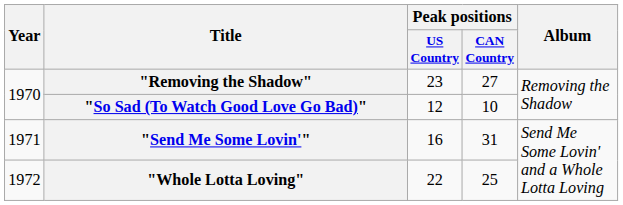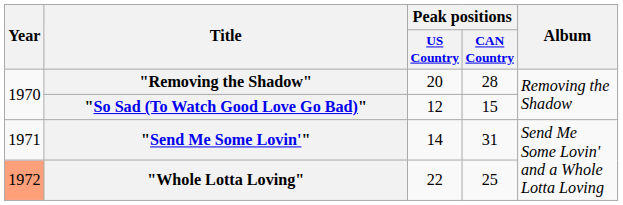(435, 81) 23 -> (435, 81) 20
(490, 81) 27 -> (490, 81) 28
(490, 107) 10 -> (490, 107) 15
(435, 140) 16 -> (435, 140) 14
(24, 180) no background -> (24, 180) lightsalmon background
